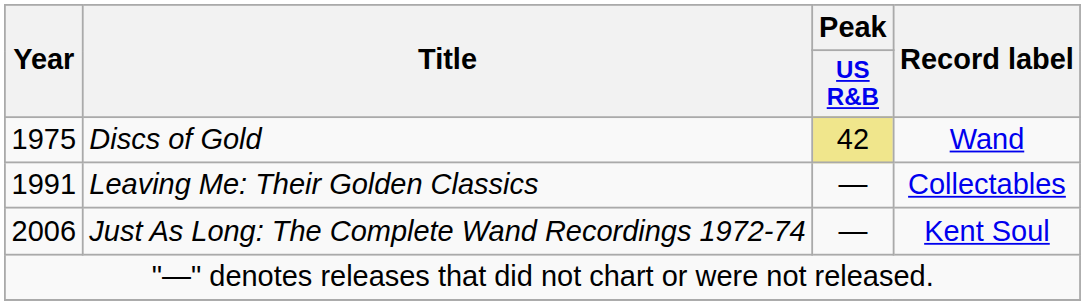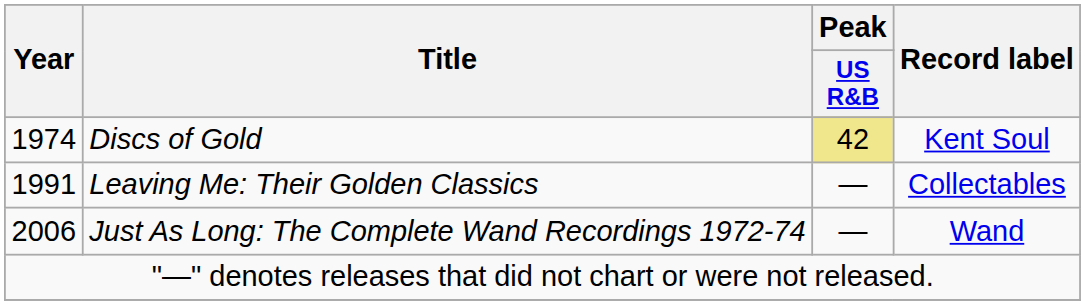(44, 139) 1975 -> (44, 139) 1974
(987, 139) Wand -> (987, 139) Kent Soul
(987, 230) Kent Soul -> (987, 230) Wand
